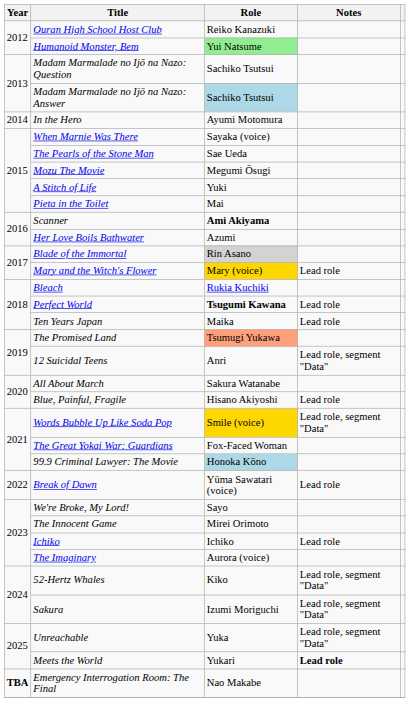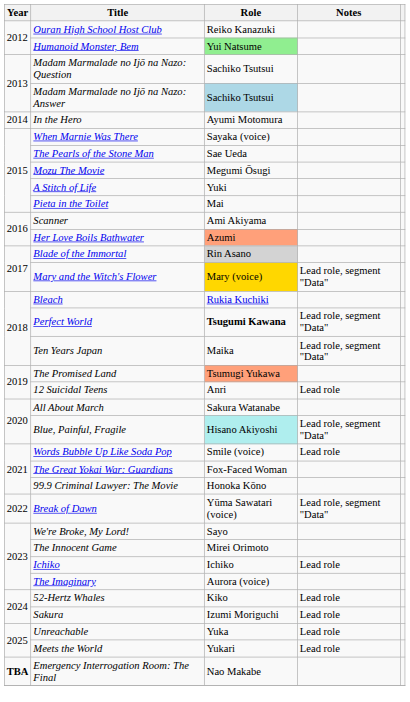(238, 220) bold -> (237, 220) normal
(221, 237) no background -> (221, 237) lightsalmon background
(320, 271) Lead role -> (340, 277) Lead role, segment "Data"
(320, 304) Lead role -> (340, 322) Lead role, segment "Data"
(320, 321) Lead role -> (340, 351) Lead role, segment "Data"
(340, 360) Lead role, segment "Data" -> (320, 390) Lead role
(242, 400) no background -> (242, 429) paleturquoise background
(320, 400) Lead role -> (340, 429) Lead role, segment "Data"
(235, 422) gold background -> (235, 452) no background
(340, 422) Lead role, segment "Data" -> (320, 452) Lead role
(237, 462) lightblue background -> (237, 486) no background
(320, 485) Lead role -> (340, 508) Lead role, segment "Data"
(340, 580) Lead role, segment "Data" -> (320, 598) Lead role
(340, 609) Lead role, segment "Data" -> (320, 615) Lead role
(340, 637) Lead role, segment "Data" -> (320, 631) Lead role
(321, 660) bold -> (320, 648) normal
